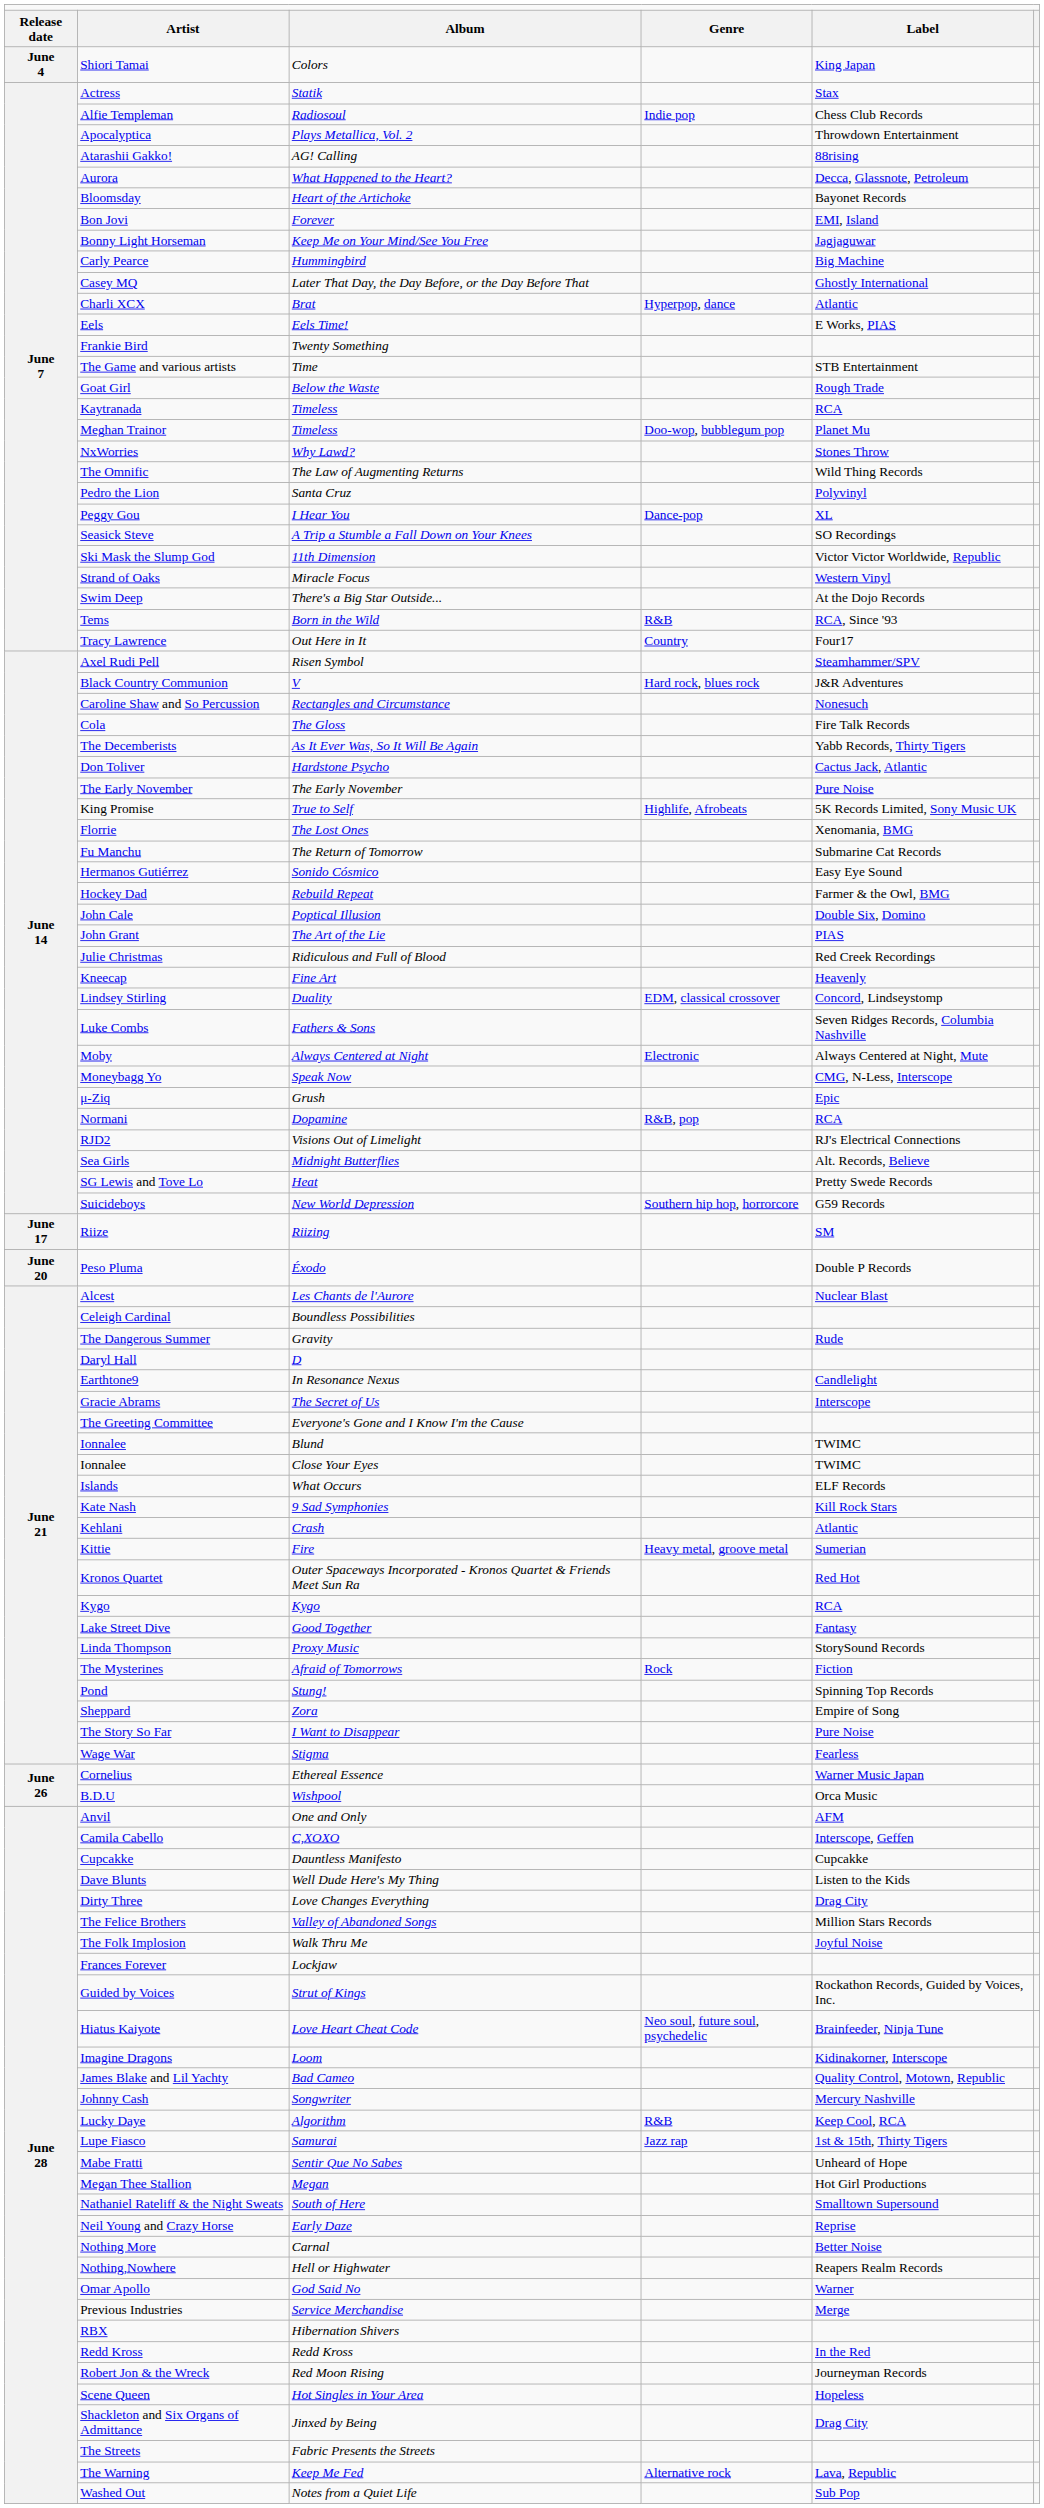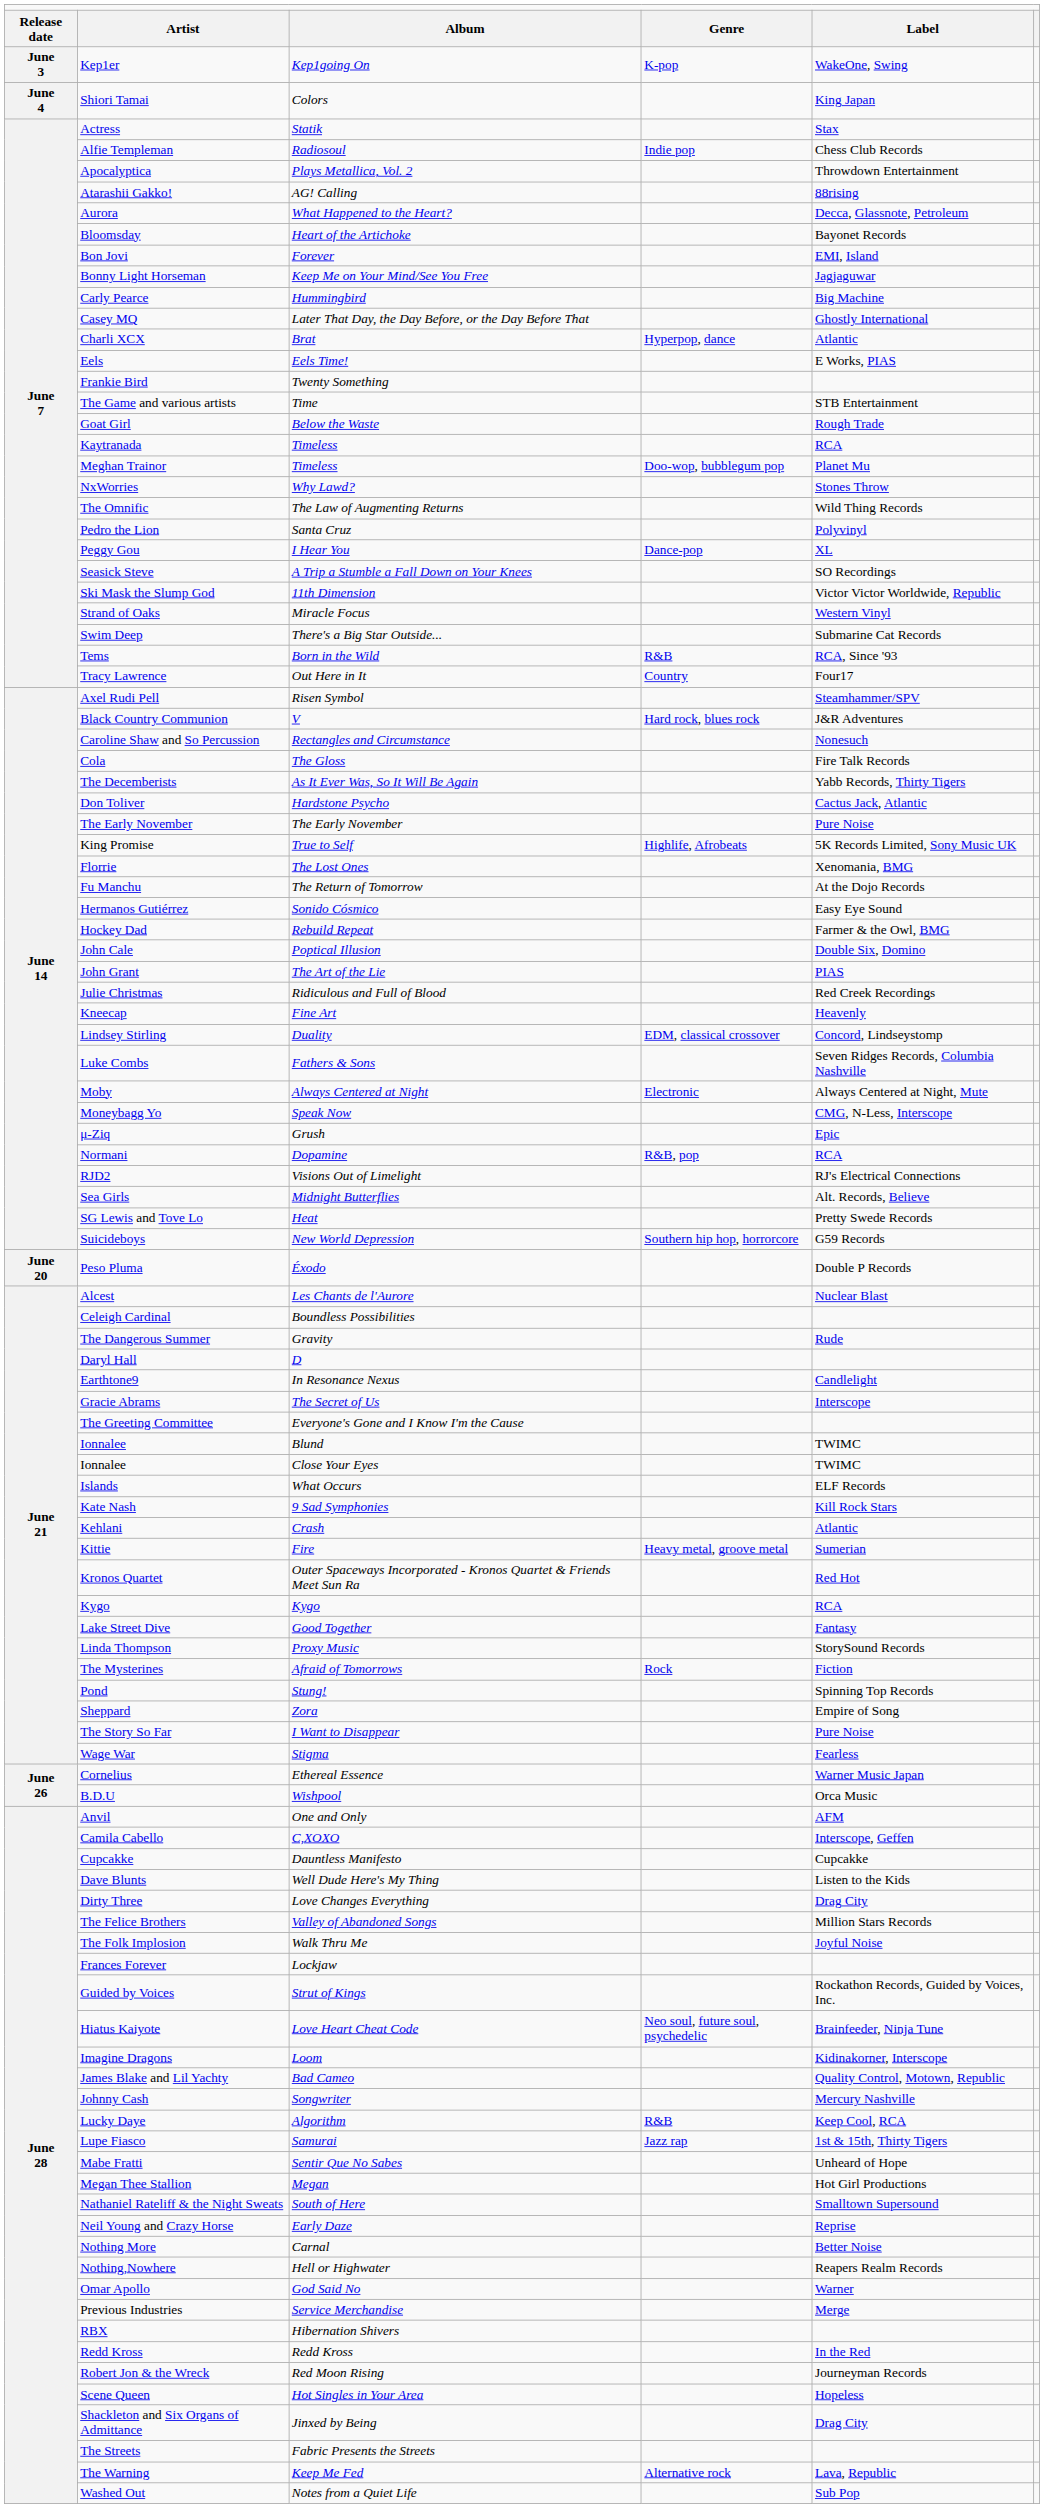+ row: (100, 64)
(870, 598) At the Dojo Records -> (878, 634) Submarine Cat Records
(878, 851) Submarine Cat Records -> (870, 887) At the Dojo Records
- row: (94, 1231)
